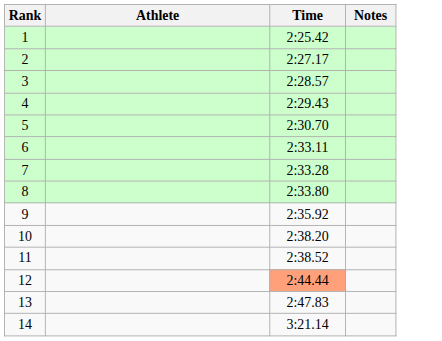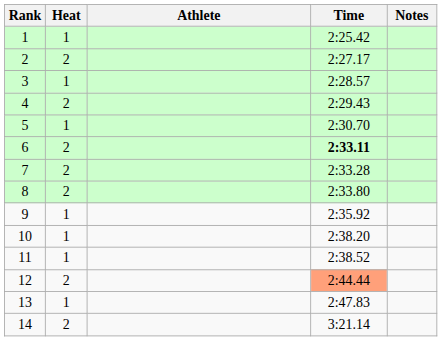+ column: (66, 15)
(308, 147) normal -> (349, 147) bold
